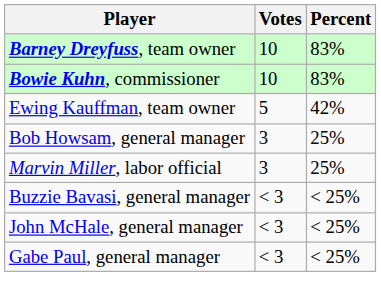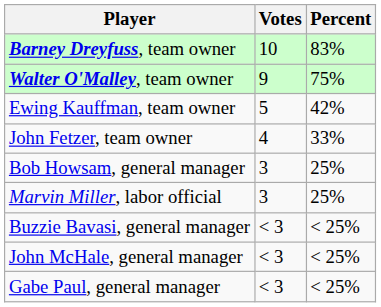- row: (114, 78)
+ row: (121, 78)
+ row: (101, 138)
